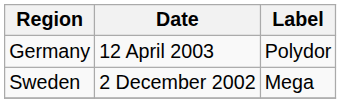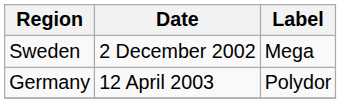rows swapped: (45, 82) <-> (50, 51)
